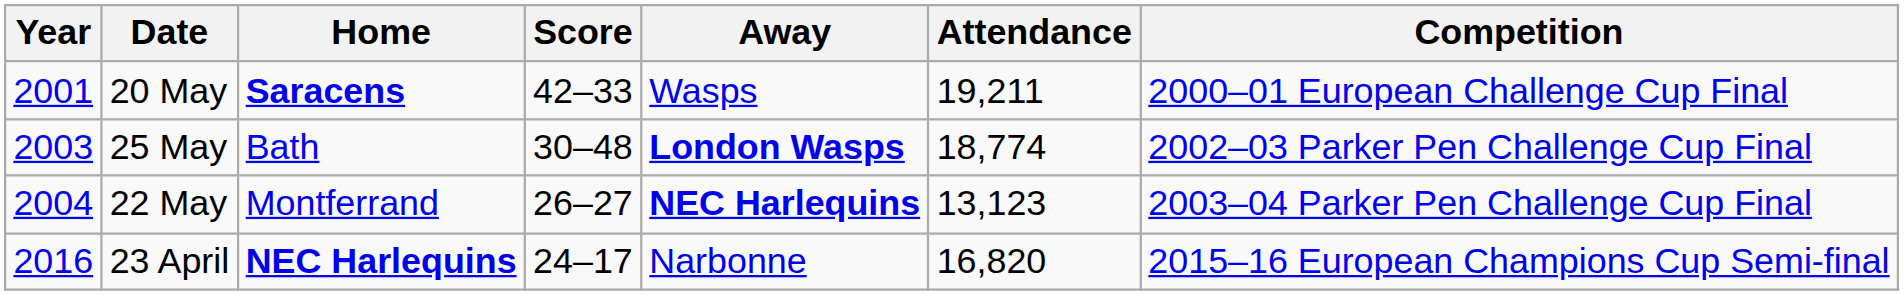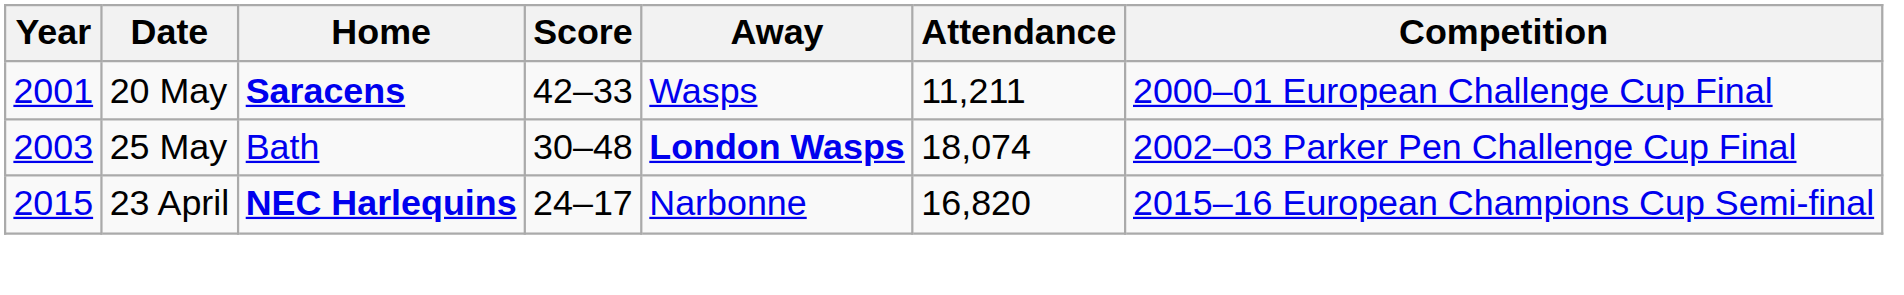(990, 89) 19,211 -> (973, 89) 11,211
(991, 146) 18,774 -> (976, 146) 18,074
- row: (168, 203)
(53, 260) 2016 -> (53, 203) 2015
